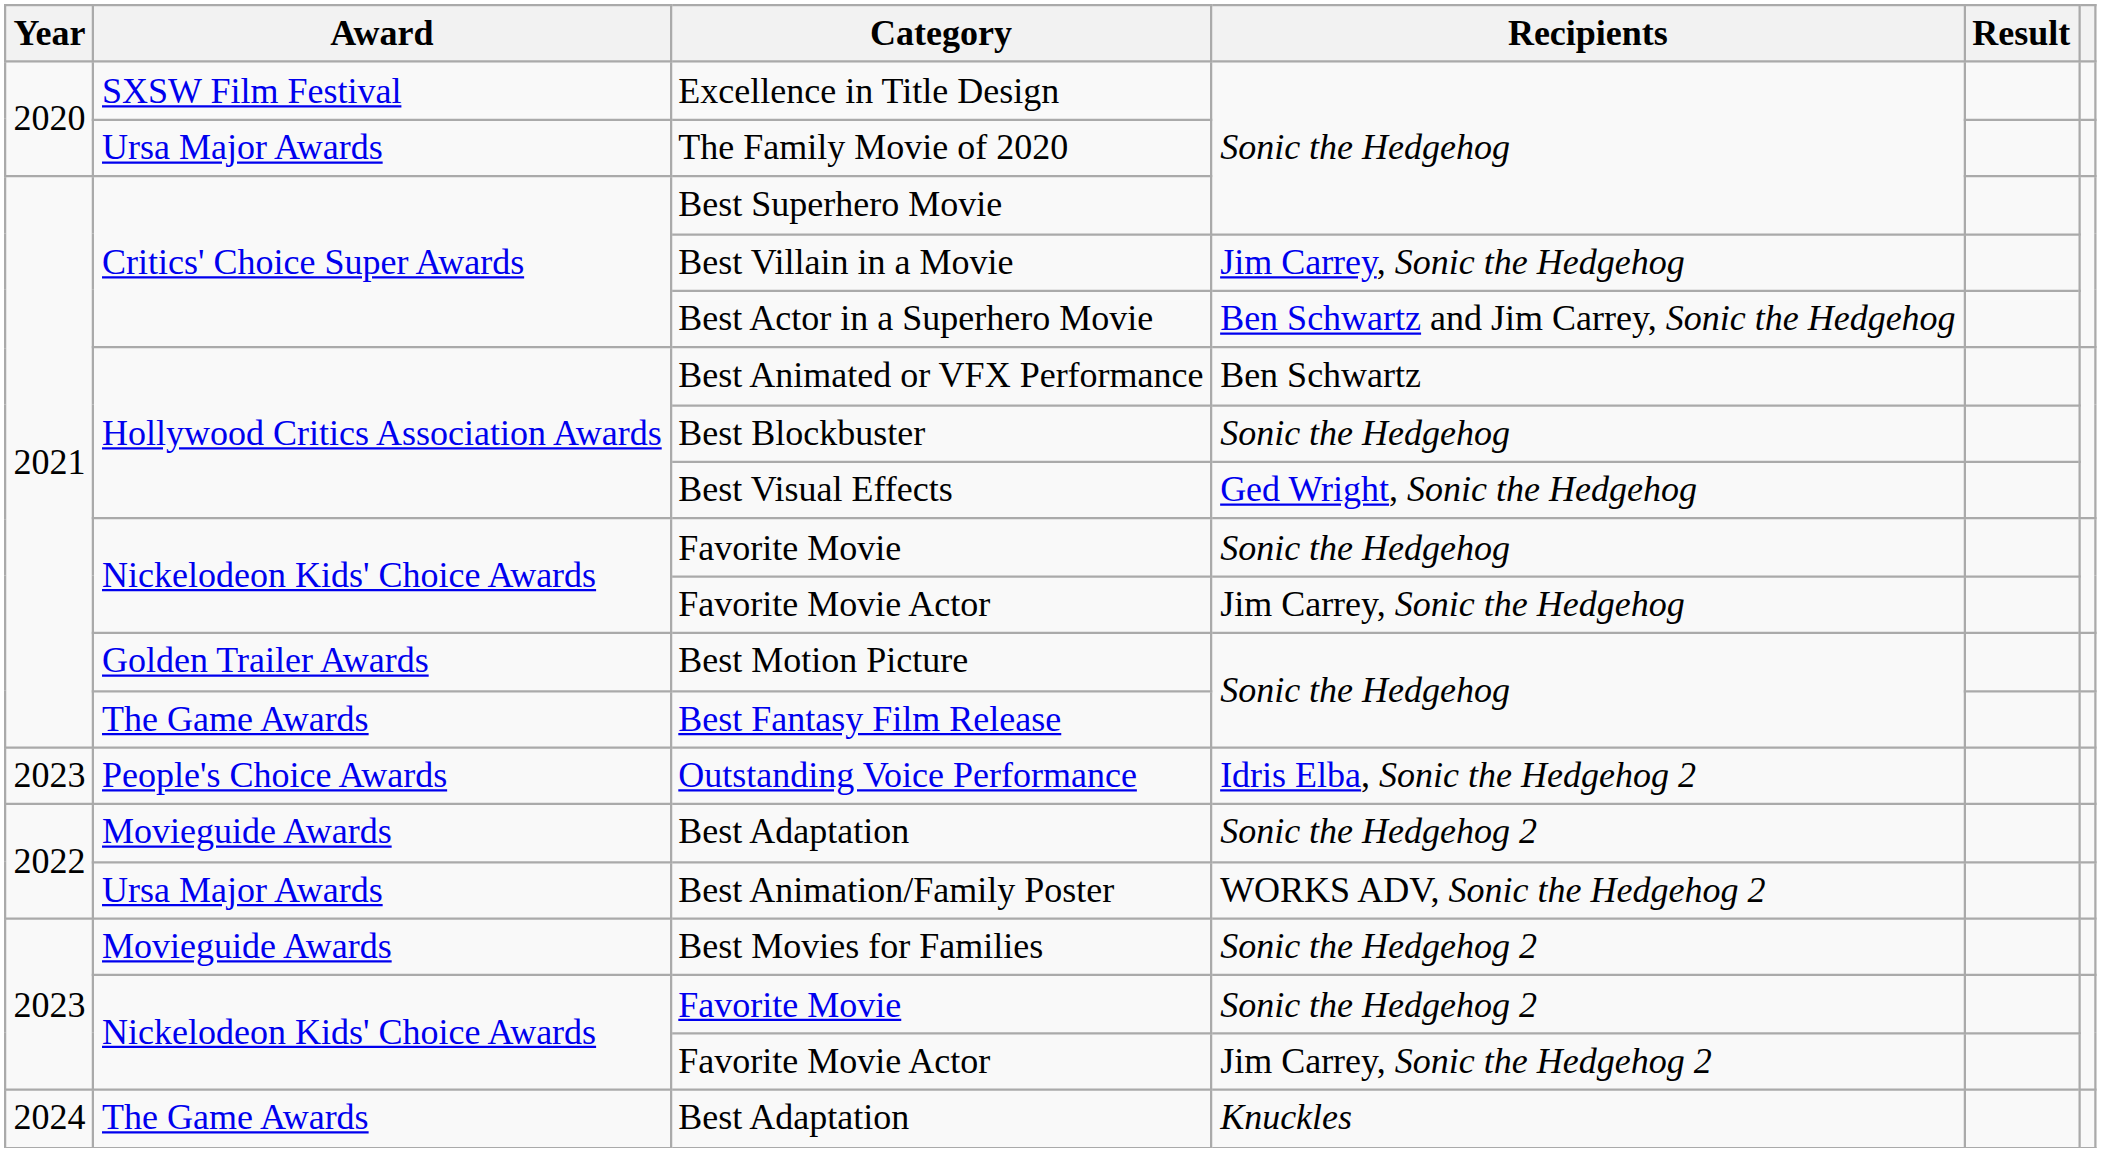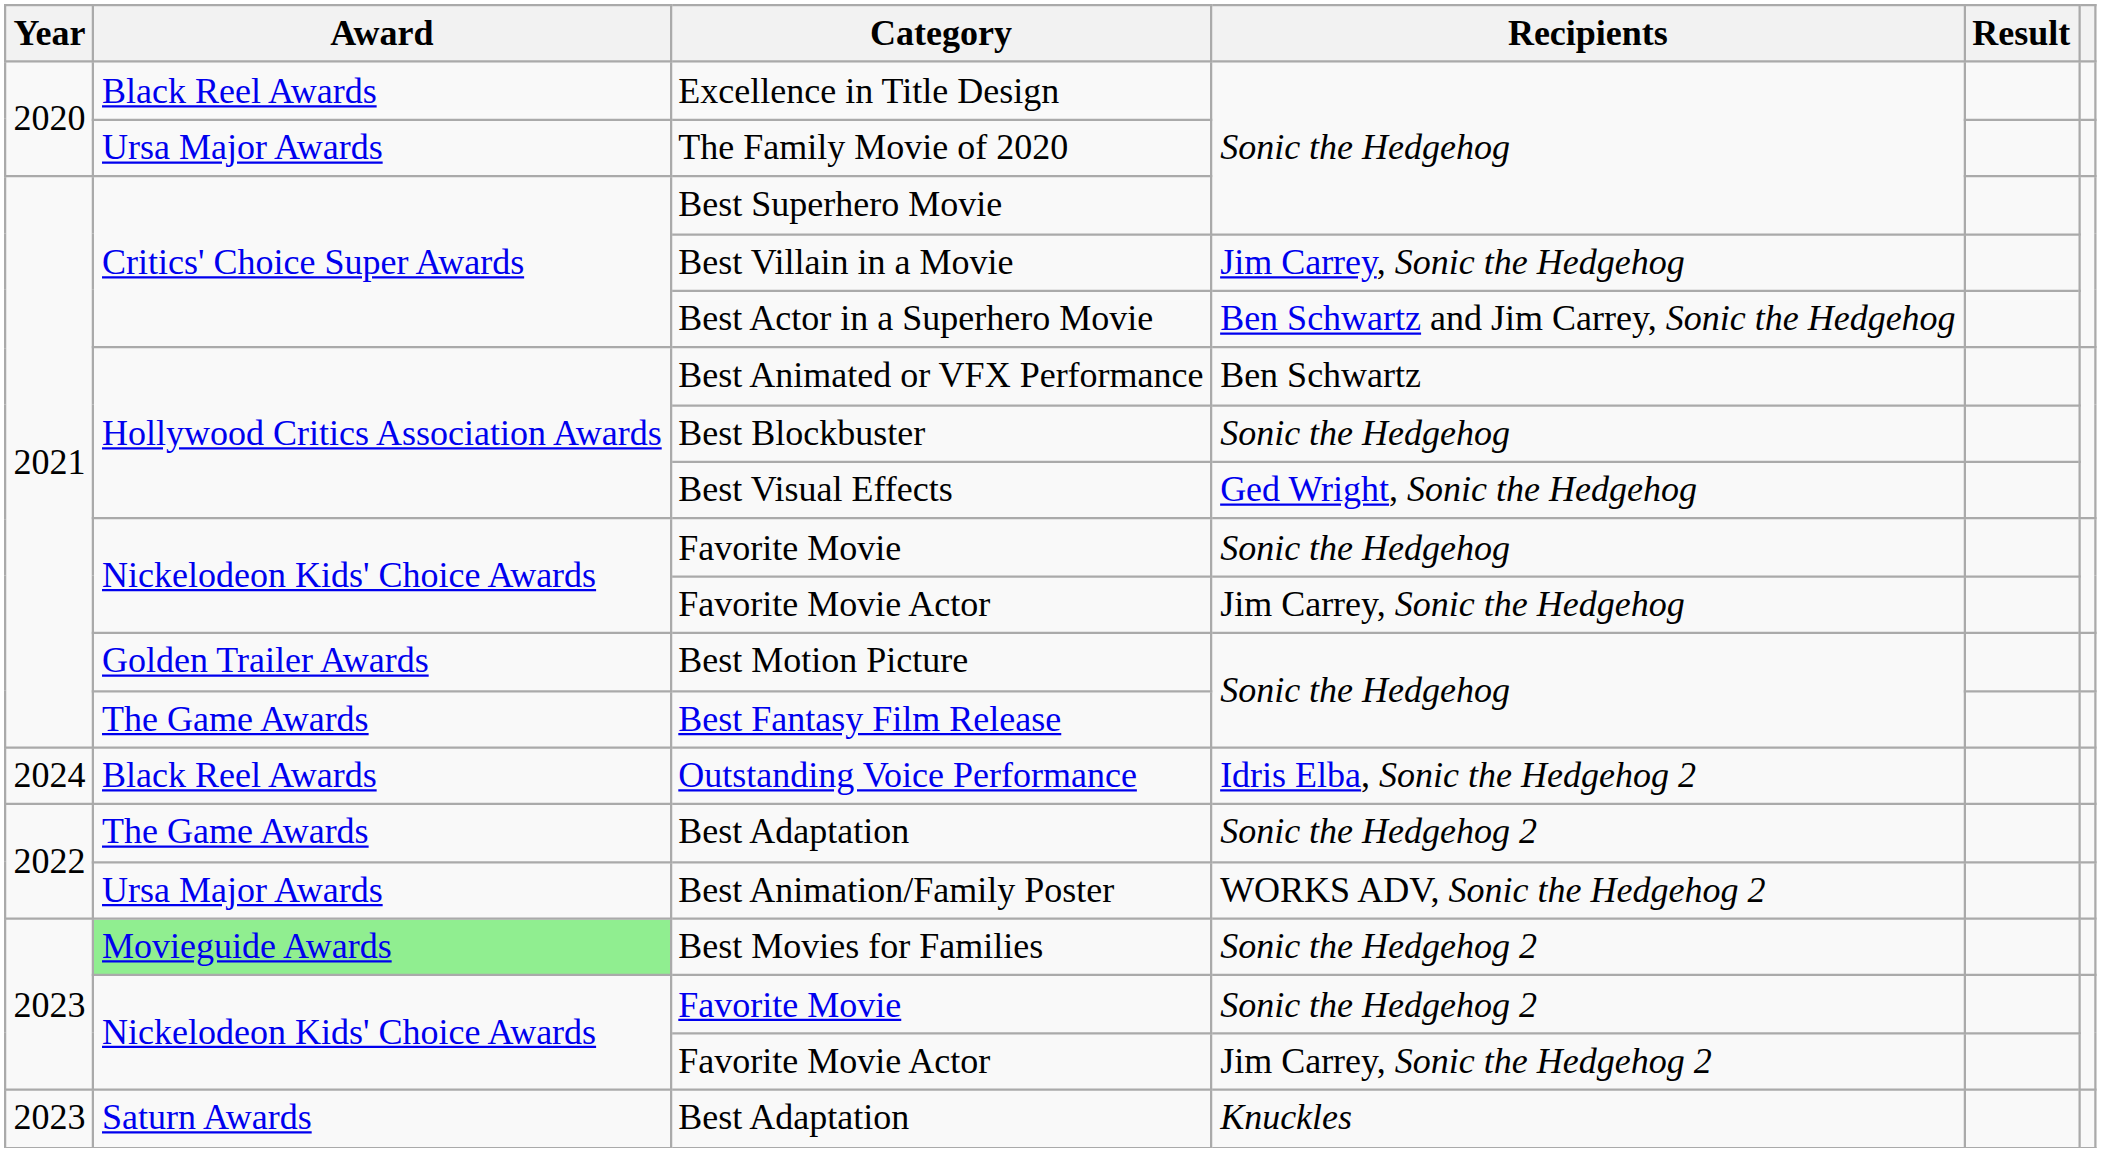(252, 90) SXSW Film Festival -> (239, 90) Black Reel Awards
(49, 775) 2023 -> (49, 775) 2024
(275, 775) People's Choice Awards -> (239, 775) Black Reel Awards
(247, 832) Movieguide Awards -> (235, 832) The Game Awards
(247, 946) no background -> (247, 946) lightgreen background
(49, 1117) 2024 -> (49, 1117) 2023
(235, 1117) The Game Awards -> (207, 1117) Saturn Awards
